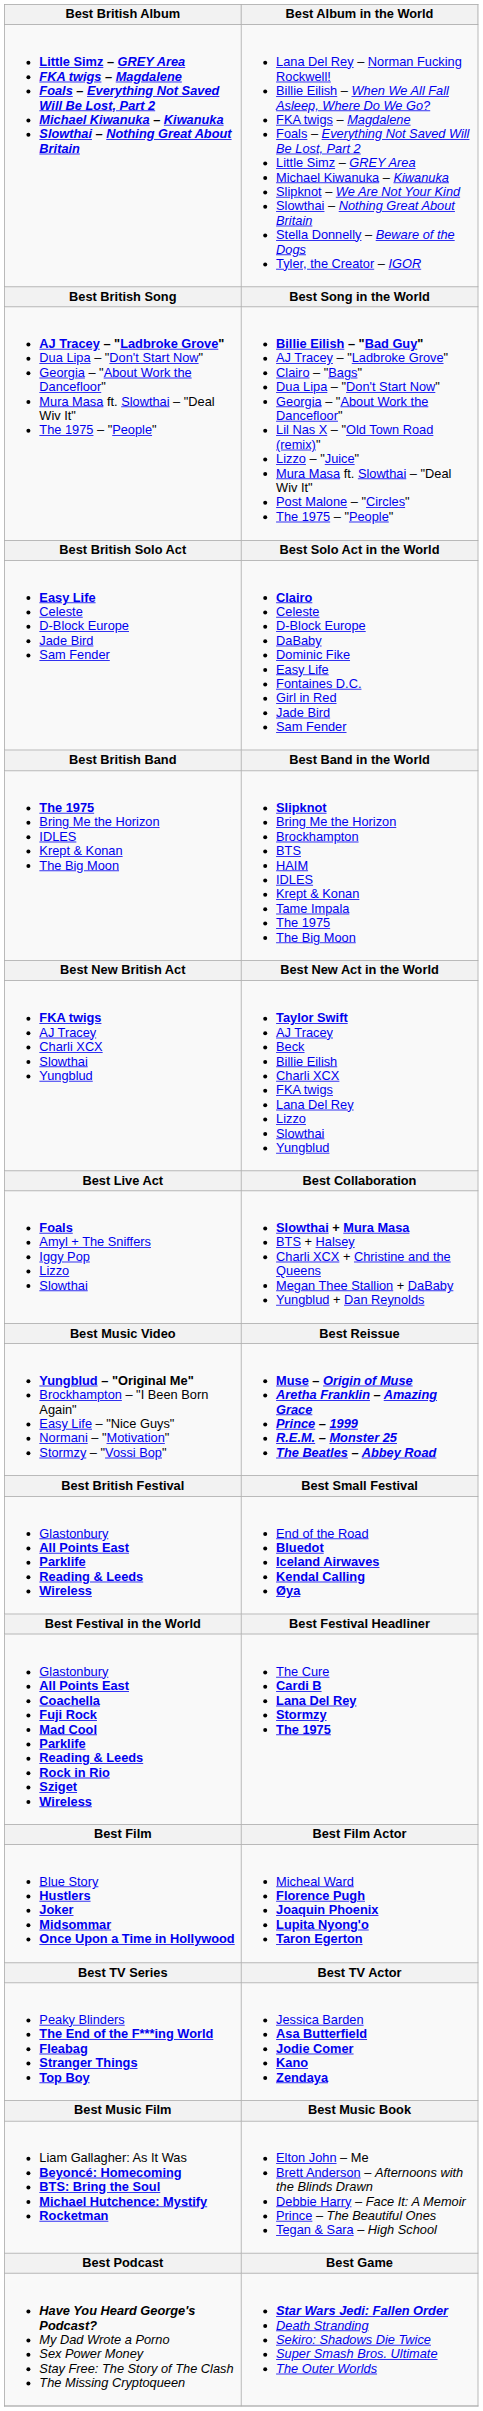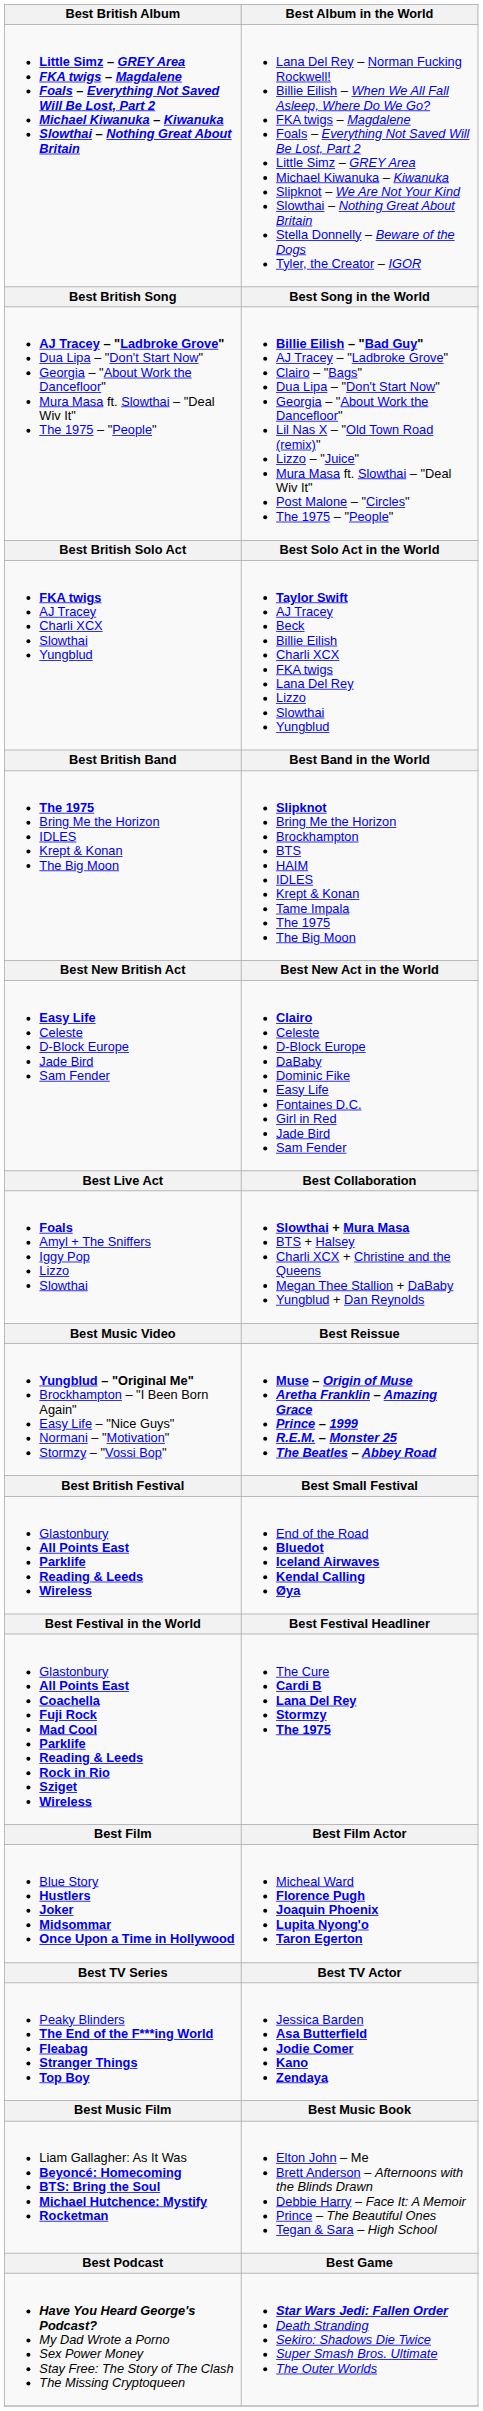rows swapped: (123, 1047) <-> (123, 626)
